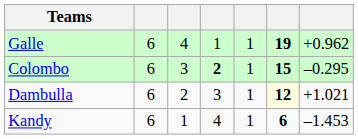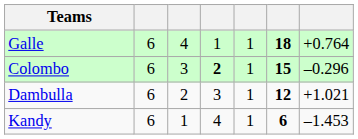(283, 43) 19 -> (283, 43) 18
(326, 43) +0.962 -> (326, 43) +0.764
(326, 69) –0.295 -> (326, 69) –0.296
(283, 95) lightyellow background -> (283, 95) no background
